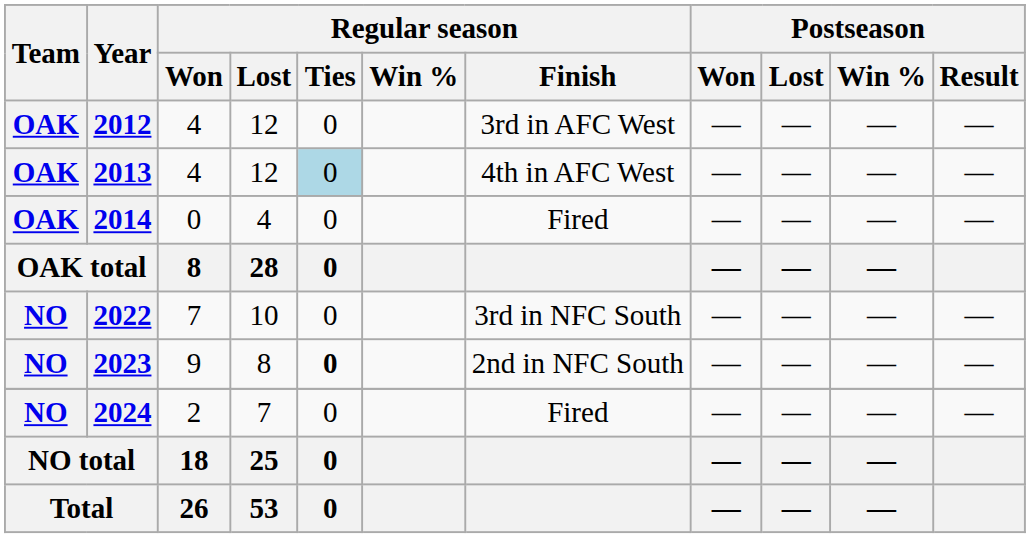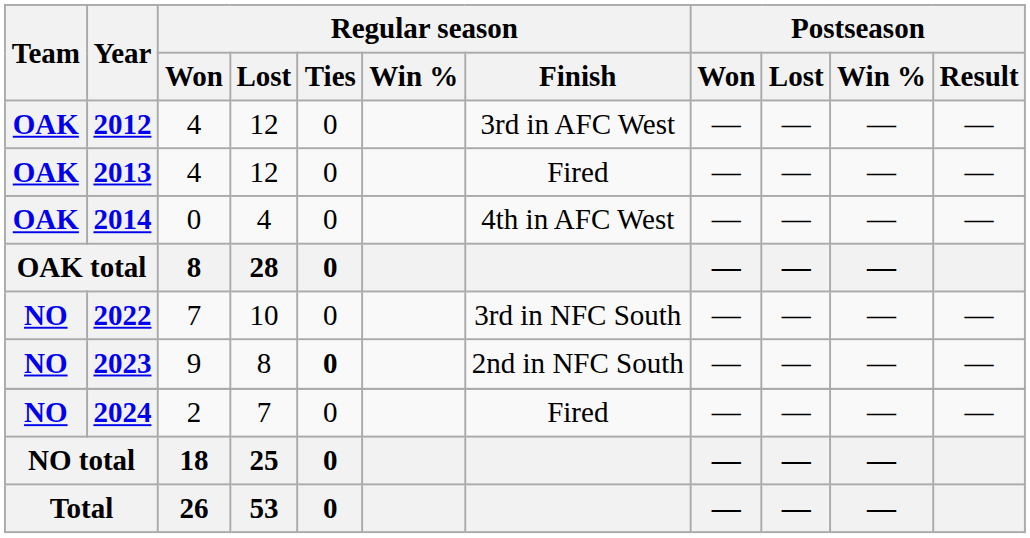(330, 172) lightblue background -> (330, 172) no background
(578, 172) 4th in AFC West -> (578, 172) Fired
(578, 220) Fired -> (578, 220) 4th in AFC West
